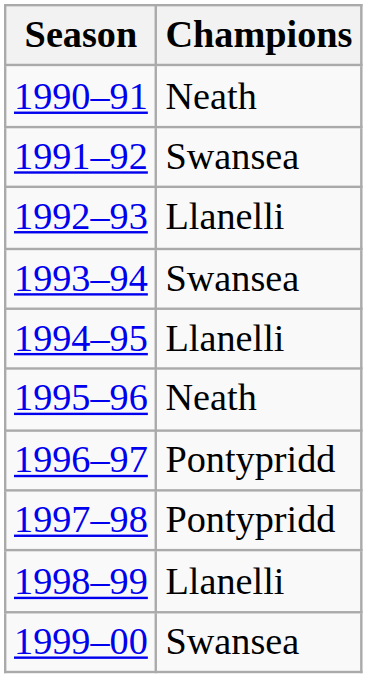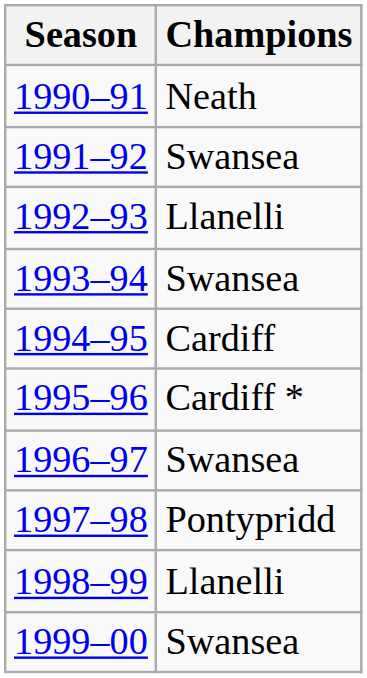(225, 338) Llanelli -> (220, 338) Cardiff
(211, 398) Neath -> (235, 398) Cardiff *
(250, 459) Pontypridd -> (232, 459) Swansea
